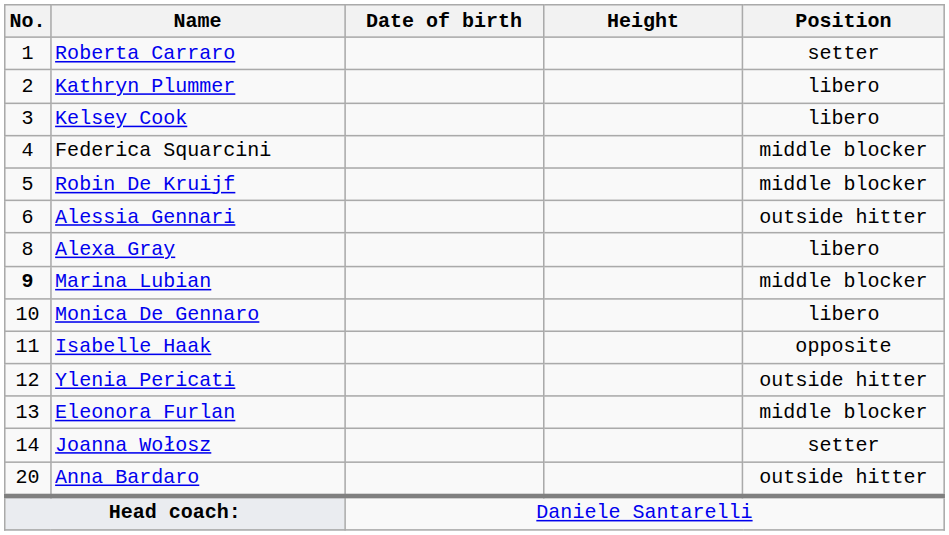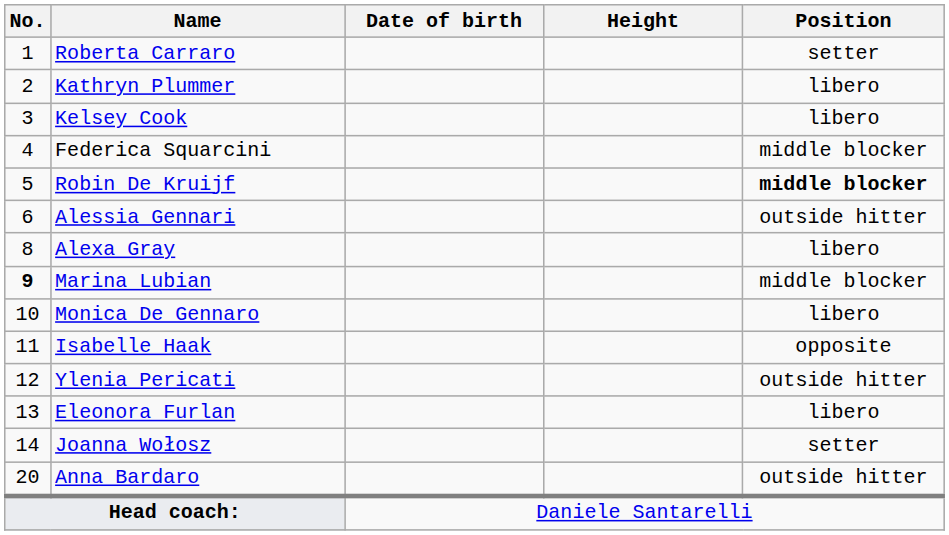(843, 184) normal -> (843, 184) bold
(843, 413) middle blocker -> (843, 413) libero
